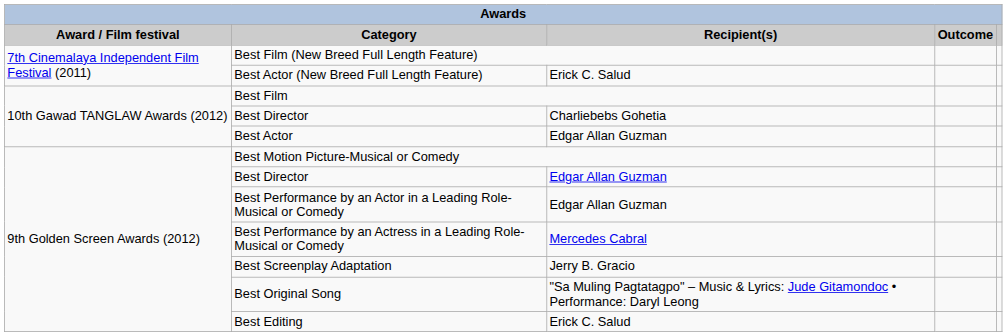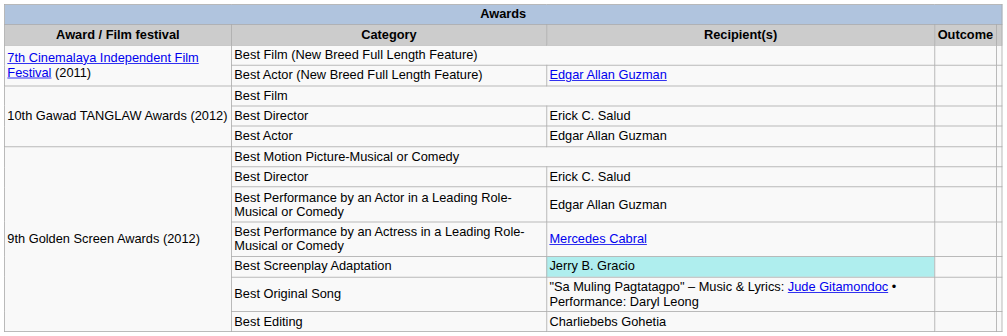(590, 75) Erick C. Salud -> (608, 75) Edgar Allan Guzman
(608, 116) Charliebebs Gohetia -> (590, 116) Erick C. Salud
(608, 177) Edgar Allan Guzman -> (590, 177) Erick C. Salud
(592, 266) no background -> (592, 266) paleturquoise background
(590, 321) Erick C. Salud -> (608, 321) Charliebebs Gohetia
